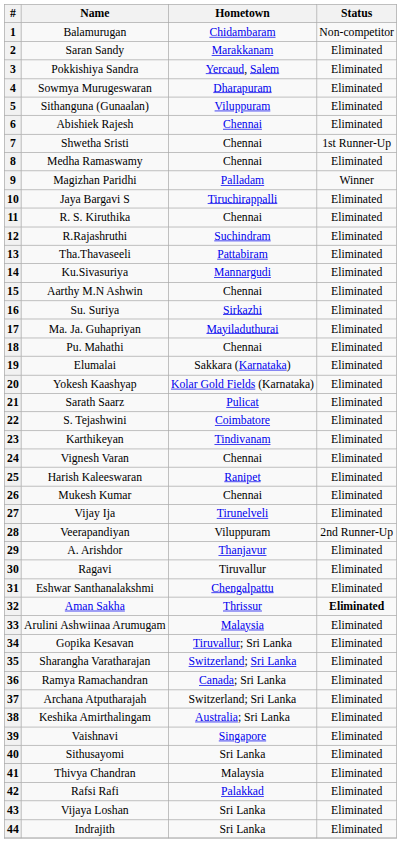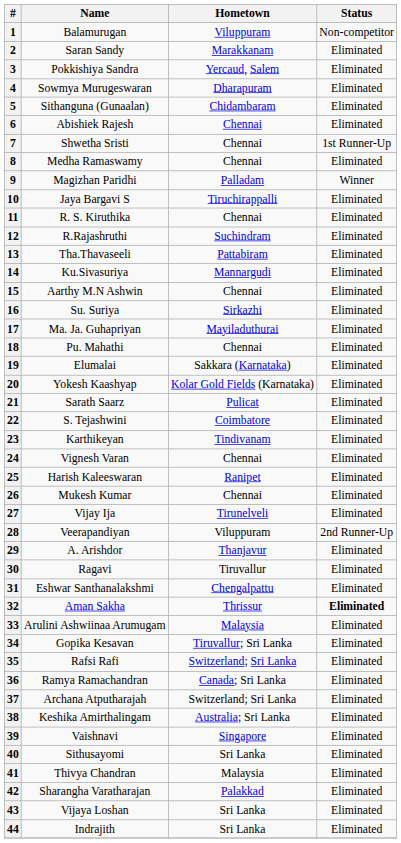(242, 32) Chidambaram -> (242, 32) Viluppuram
(242, 106) Viluppuram -> (242, 106) Chidambaram
(95, 662) Sharangha Varatharajan -> (95, 662) Rafsi Rafi
(95, 791) Rafsi Rafi -> (95, 791) Sharangha Varatharajan
